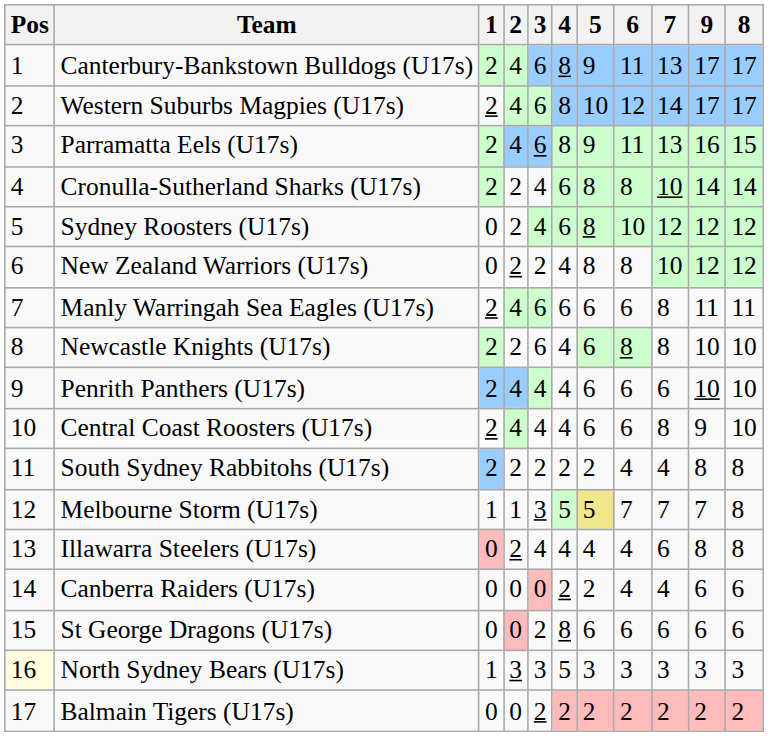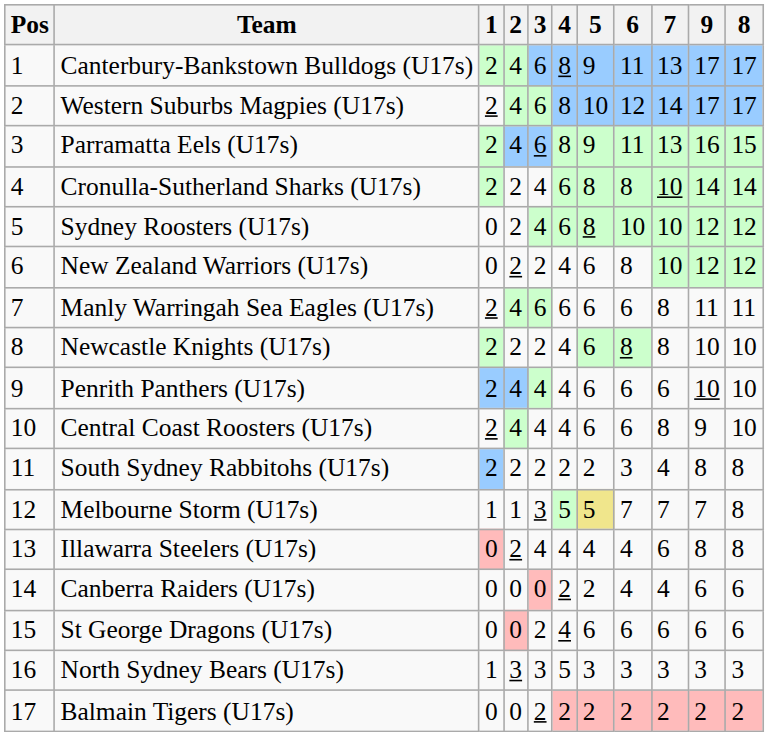(670, 226) 12 -> (670, 226) 10
(589, 266) 8 -> (589, 266) 6
(540, 347) 6 -> (540, 347) 2
(626, 468) 4 -> (626, 468) 3
(565, 629) 8 -> (565, 629) 4
(23, 670) lightyellow background -> (23, 670) no background
